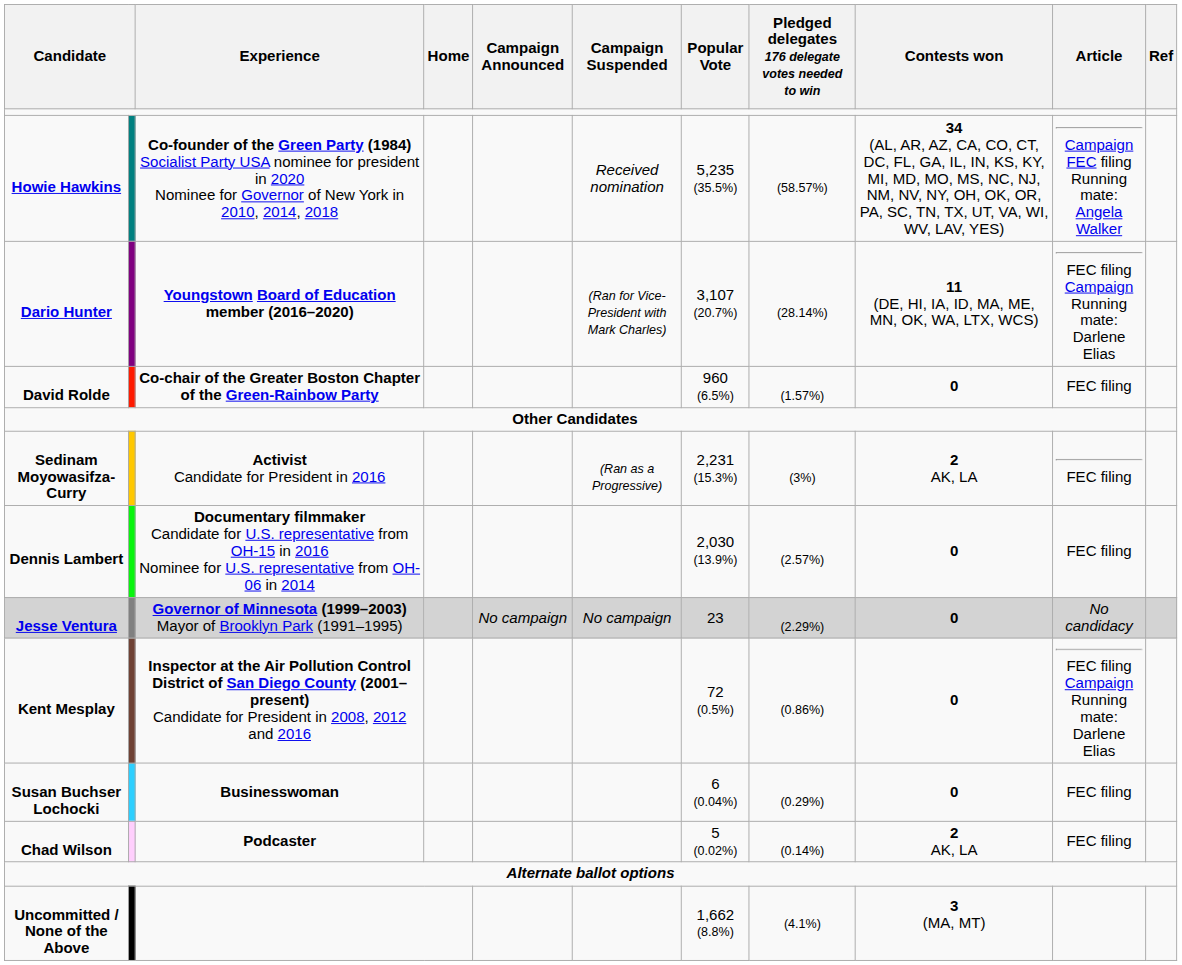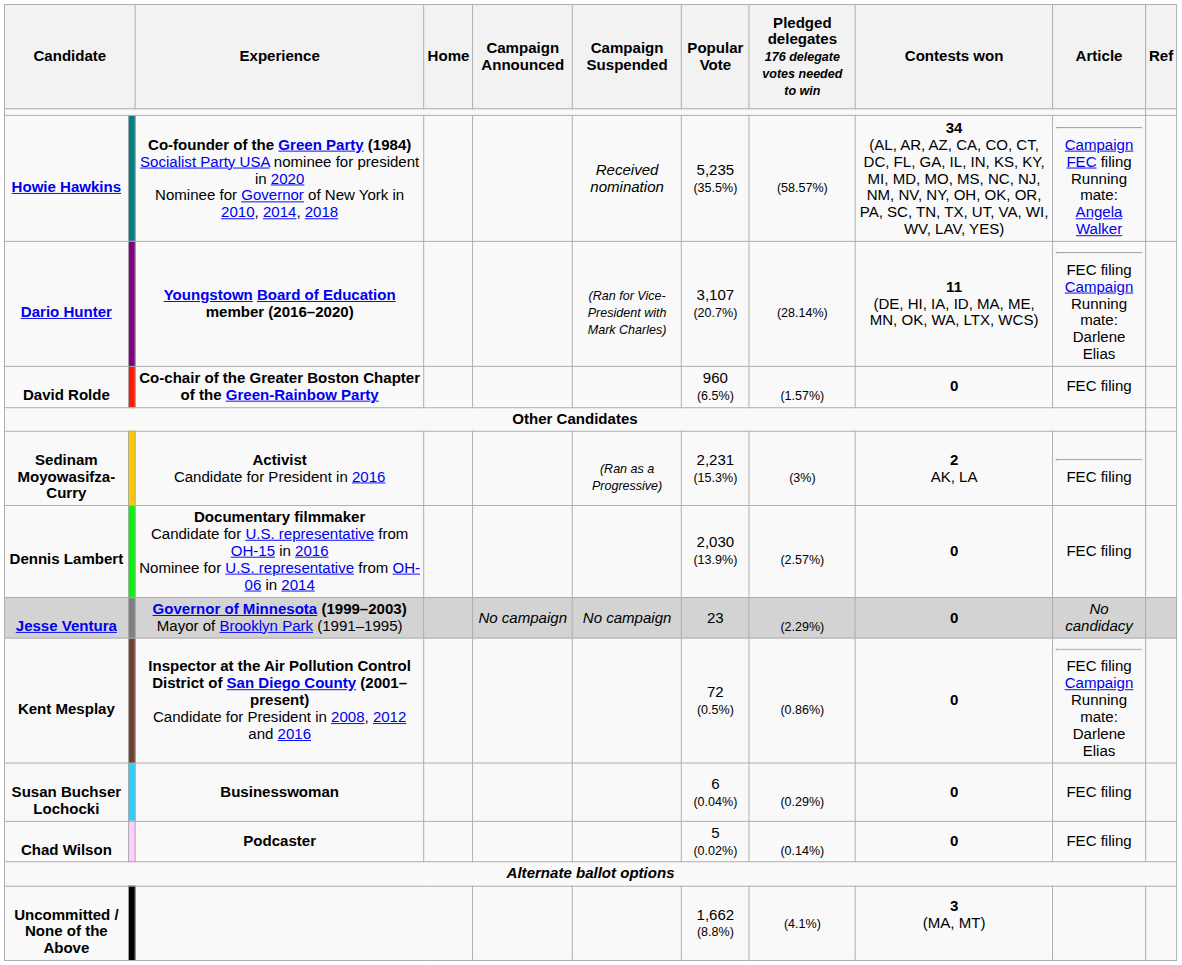(954, 841) 2 AK, LA -> (954, 841) 0
